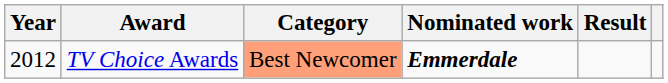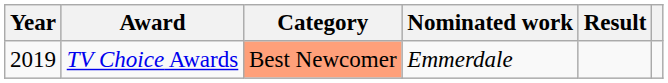(33, 59) 2012 -> (33, 59) 2019
(462, 59) bold -> (460, 59) normal
